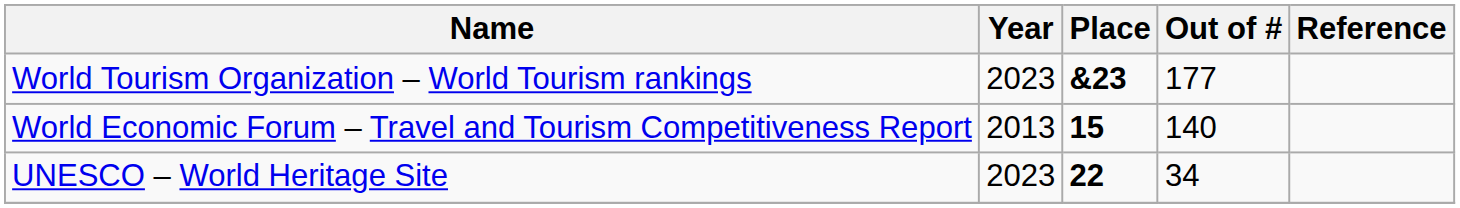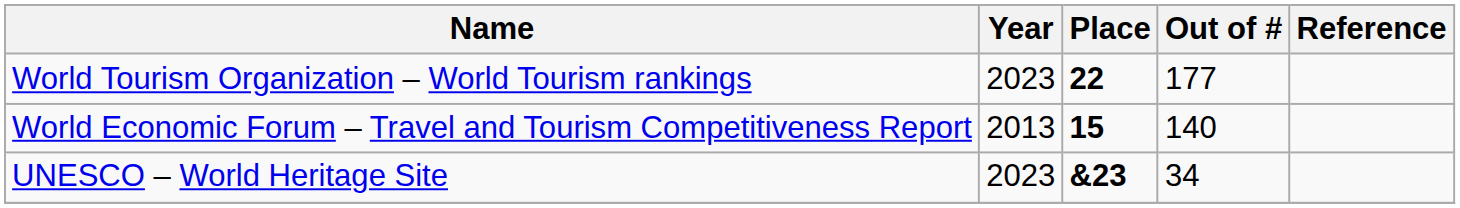(1098, 78) &23 -> (1087, 78) 22
(1087, 176) 22 -> (1098, 176) &23
